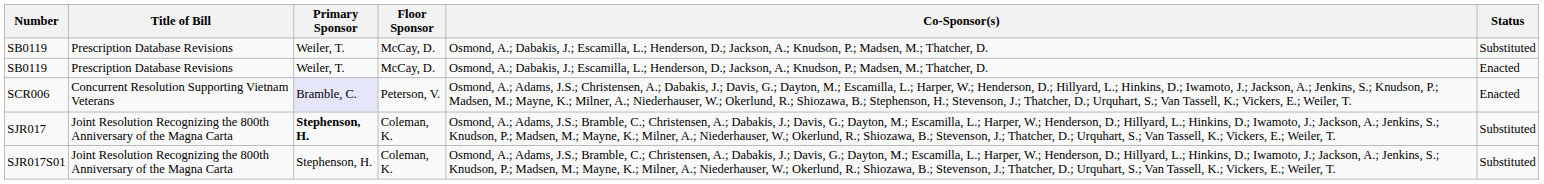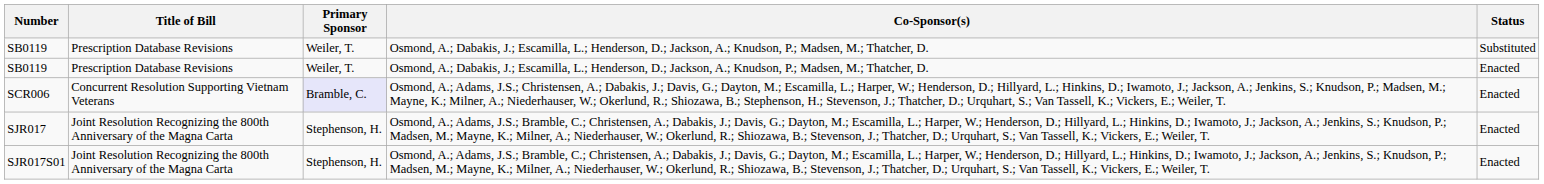- column: (412, 21)
(328, 128) bold -> (344, 128) normal
(1508, 128) Substituted -> (1500, 128) Enacted
(1508, 162) Substituted -> (1500, 162) Enacted
